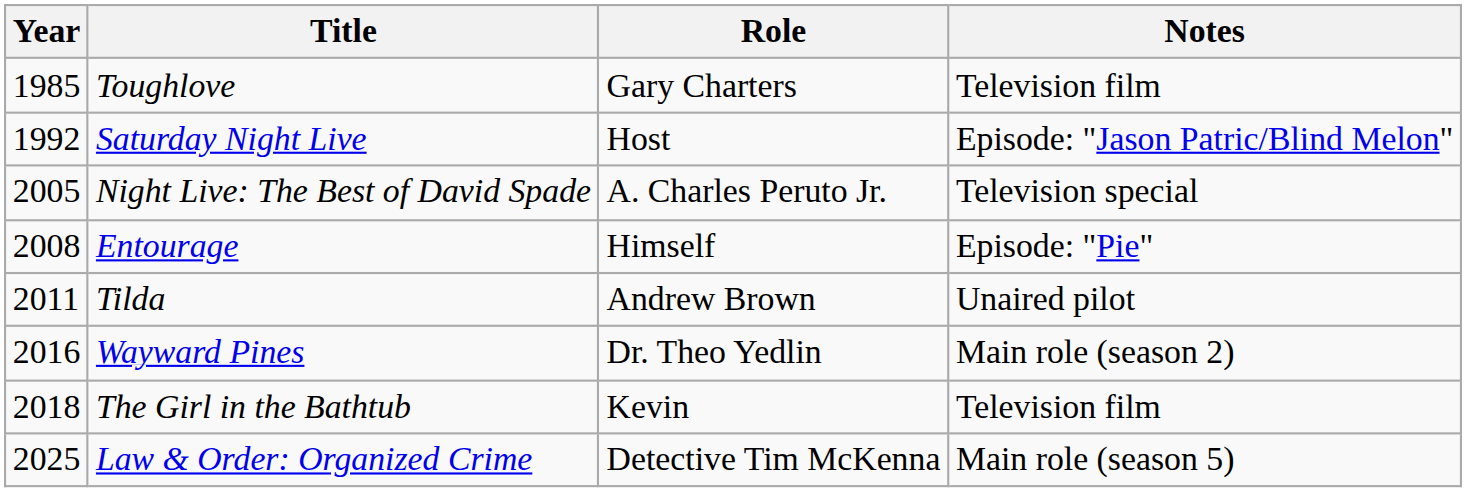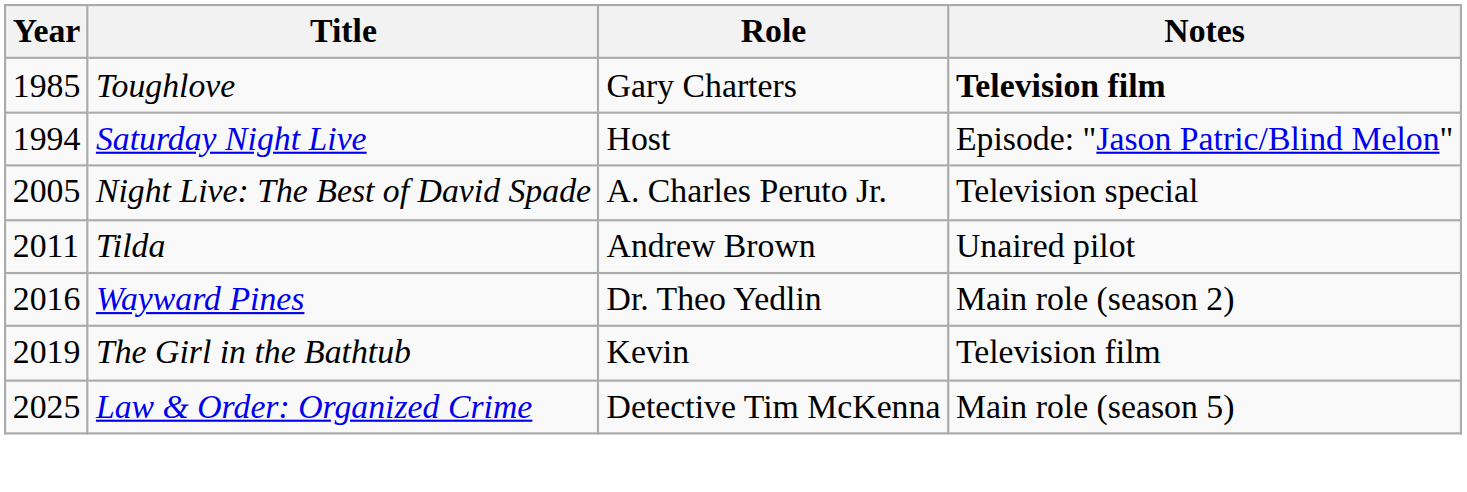(1058, 84) normal -> (1061, 84) bold
(47, 138) 1992 -> (47, 138) 1994
- row: (167, 245)
(47, 406) 2018 -> (47, 352) 2019
